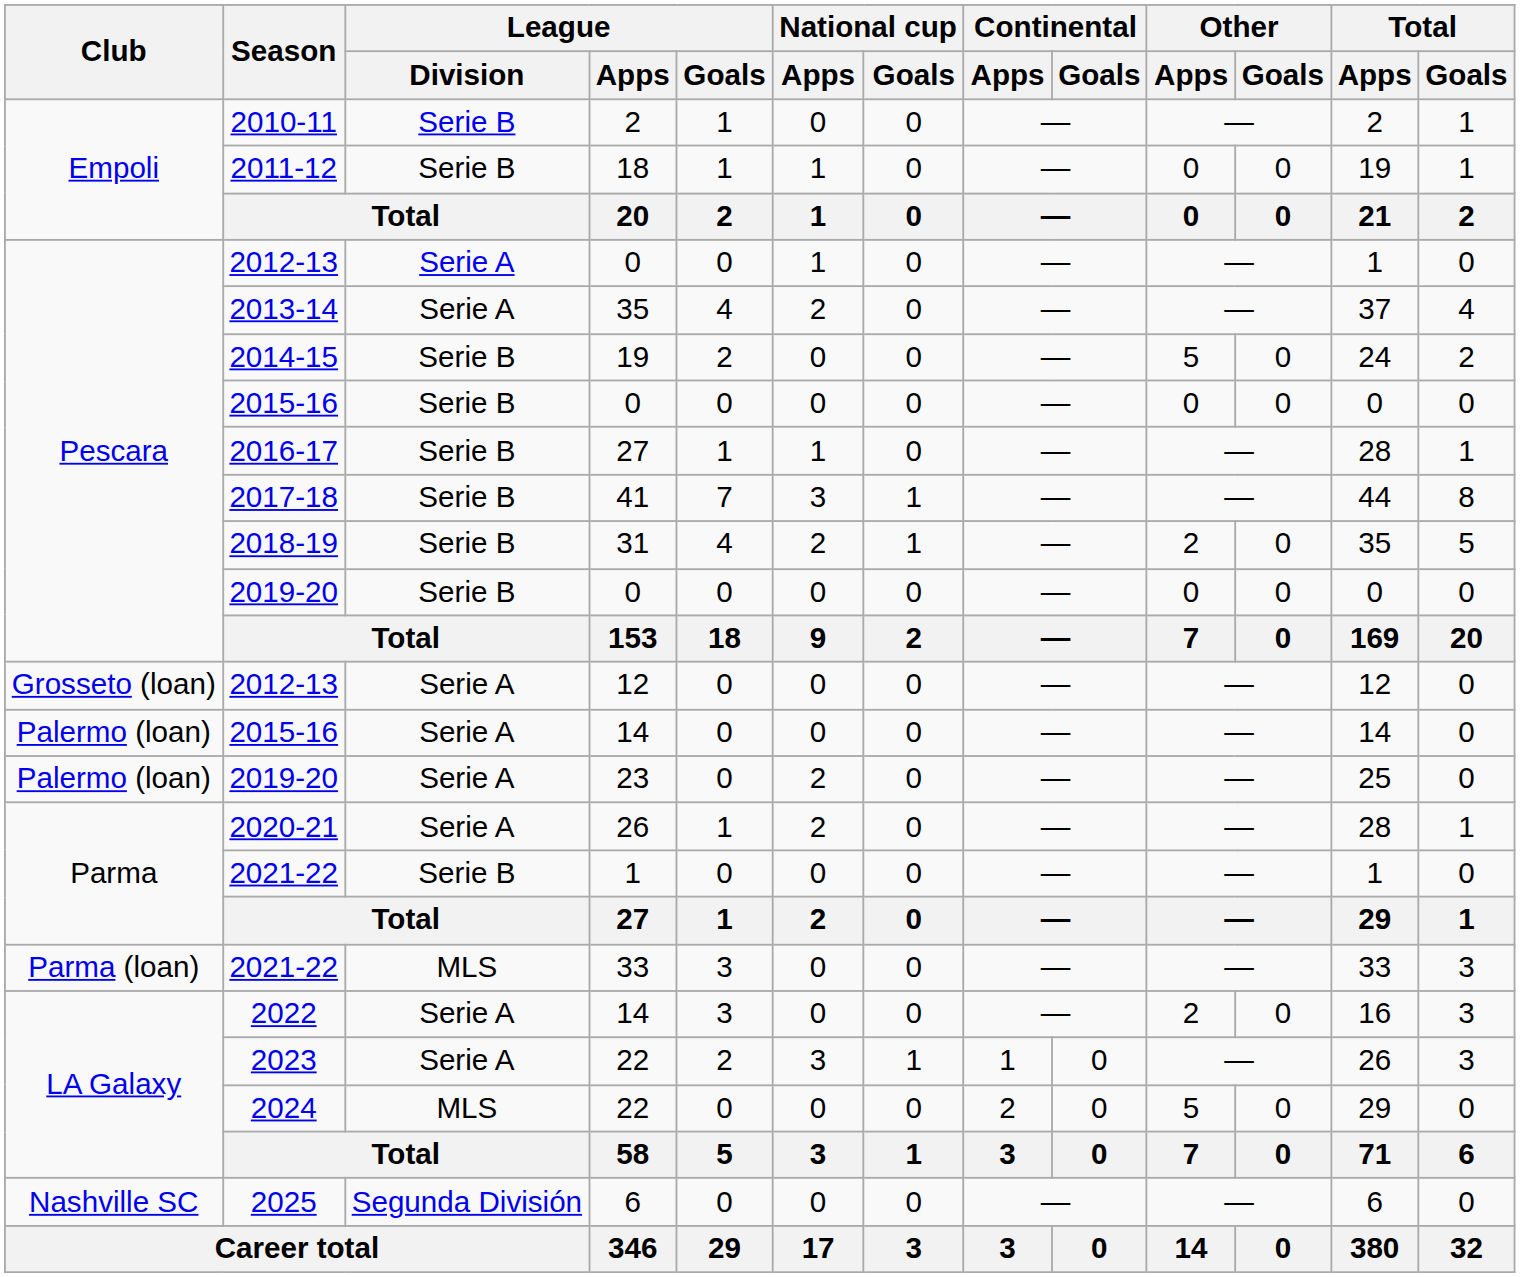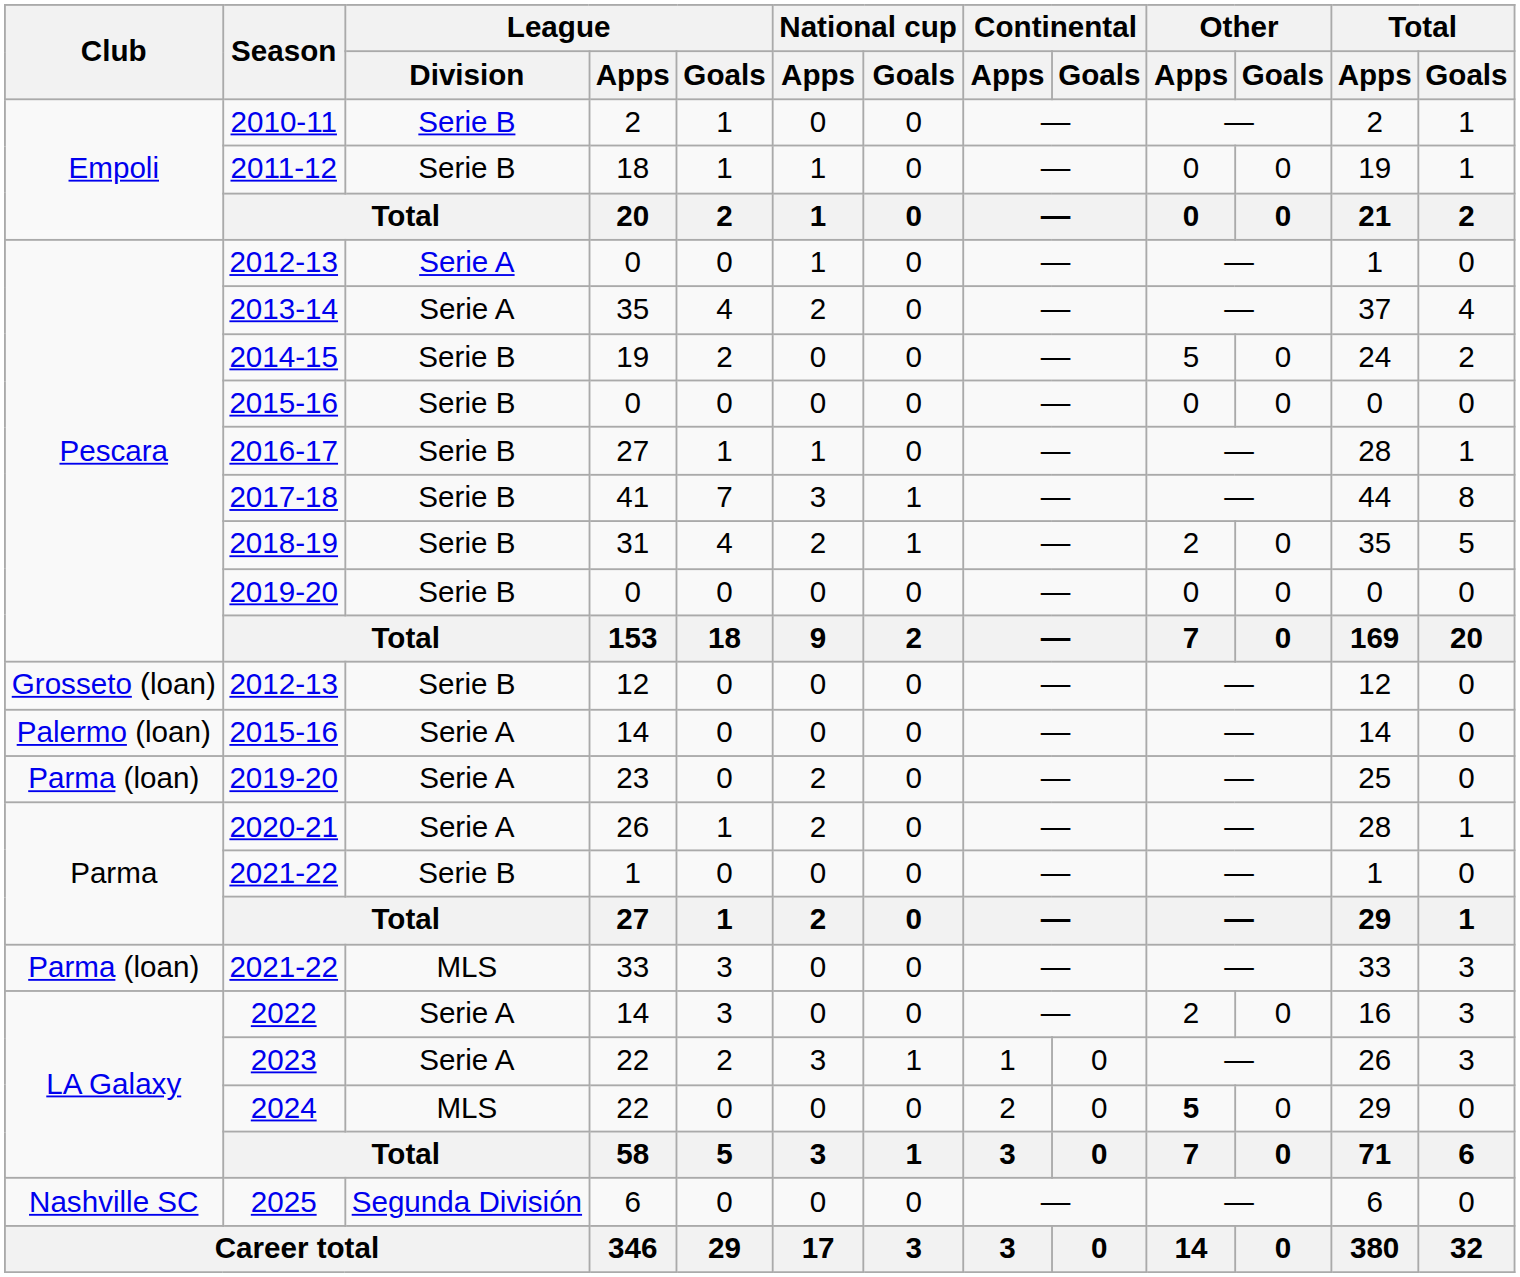(467, 685) Serie A -> (467, 685) Serie B
(114, 779) Palermo (loan) -> (114, 779) Parma (loan)
(1191, 1107) normal -> (1191, 1107) bold
